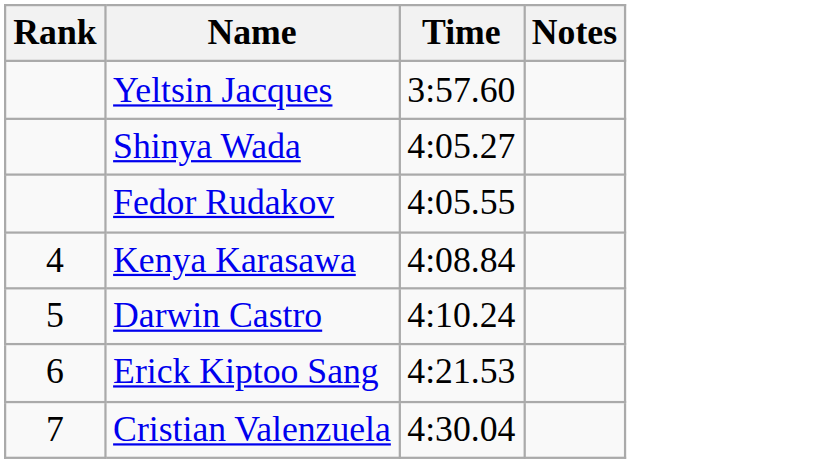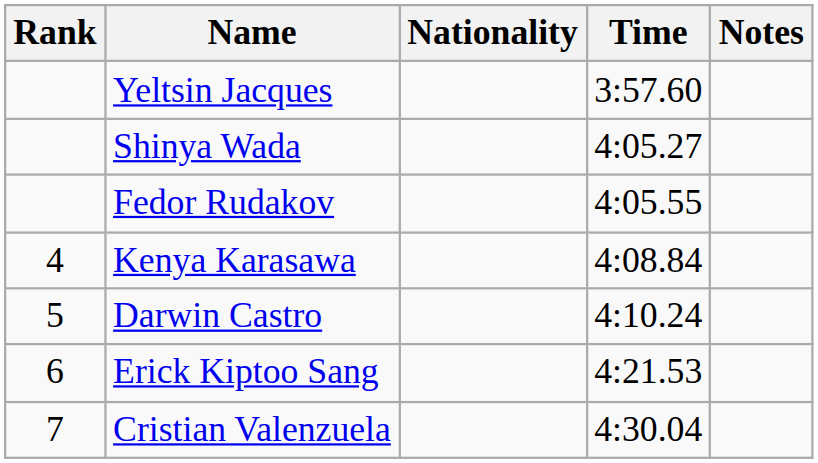+ column: (493, 32)
